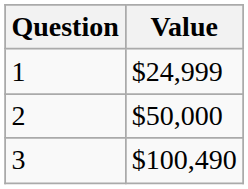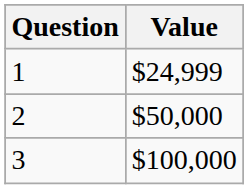(184, 159) $100,490 -> (184, 159) $100,000
